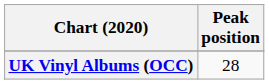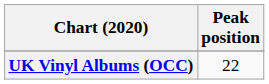(231, 65) 28 -> (231, 65) 22
